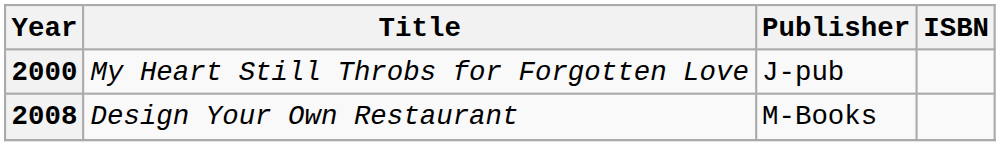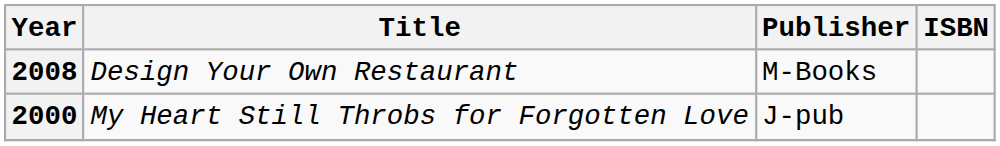rows swapped: (45, 72) <-> (45, 117)
